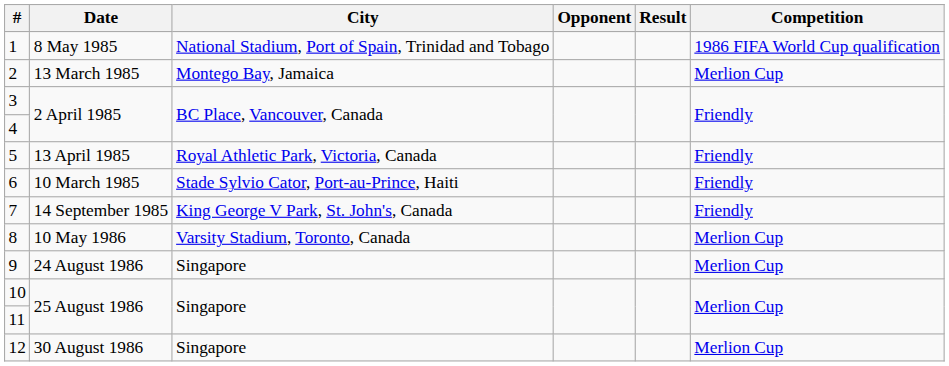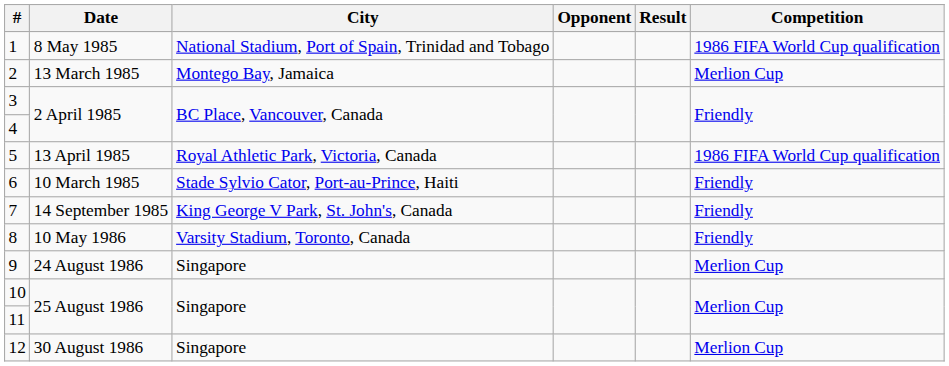(724, 155) Friendly -> (817, 155) 1986 FIFA World Cup qualification
(739, 237) Merlion Cup -> (724, 237) Friendly
